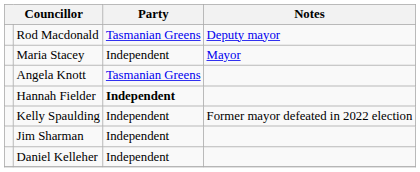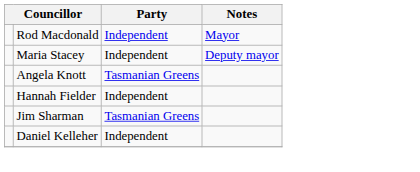(153, 34) Tasmanian Greens -> (136, 34) Independent
(243, 34) Deputy mayor -> (222, 34) Mayor
(224, 55) Mayor -> (242, 55) Deputy mayor
(140, 95) bold -> (136, 95) normal
- row: (58, 116)
(138, 136) Independent -> (152, 116) Tasmanian Greens
